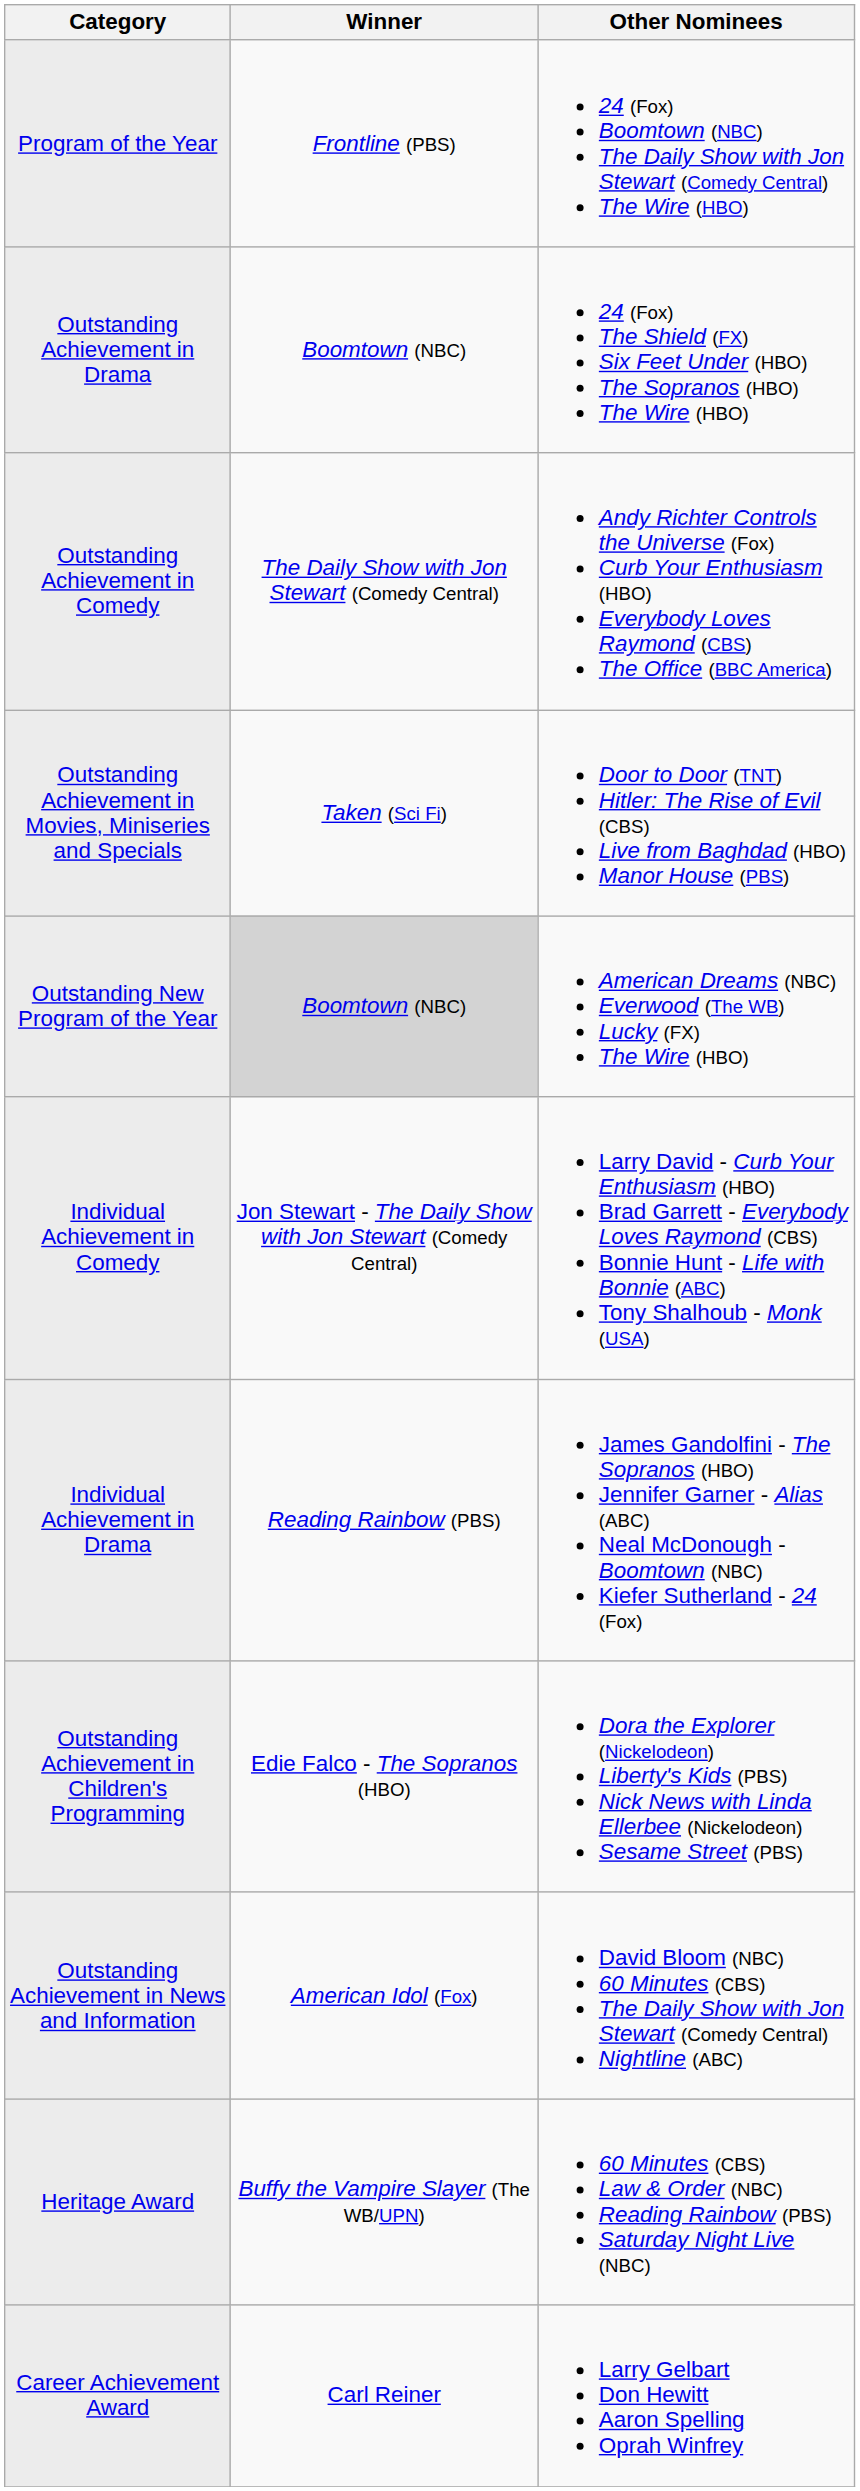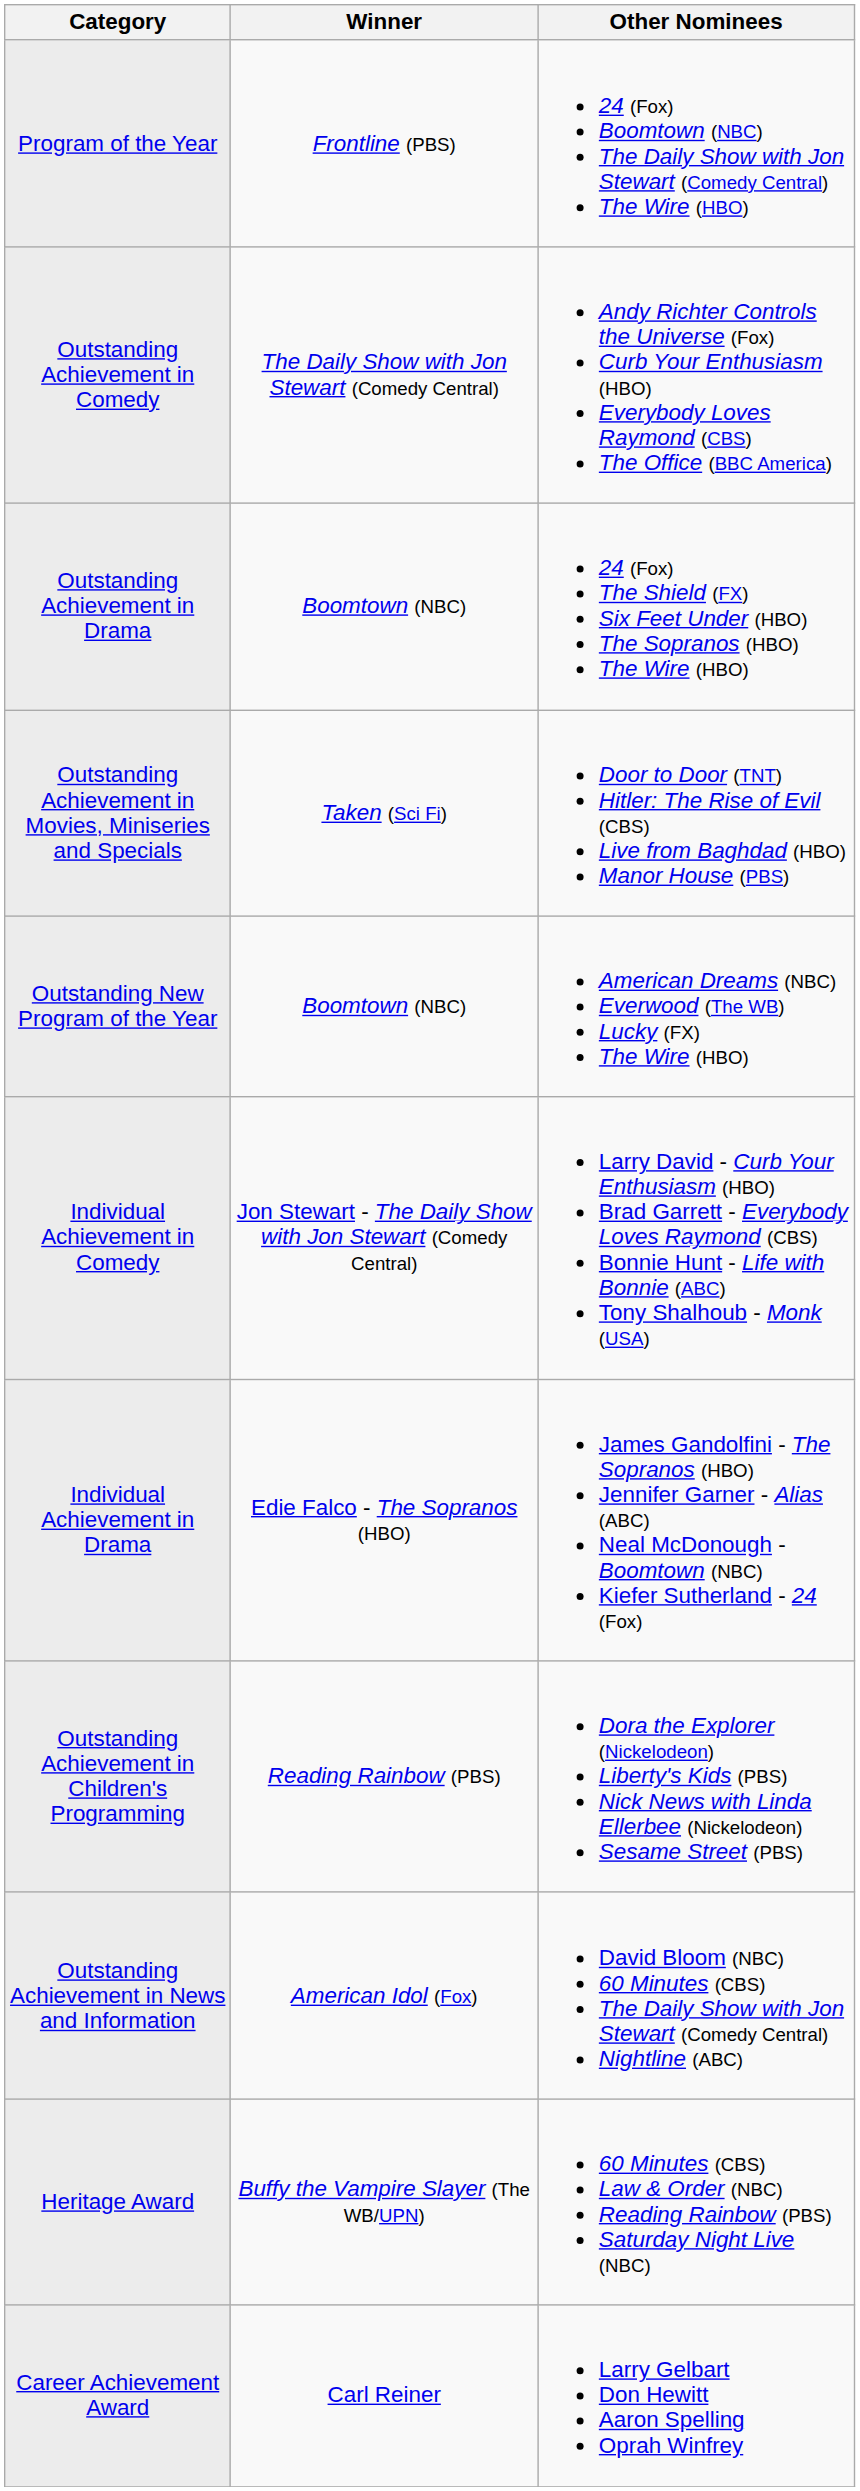rows swapped: (118, 581) <-> (118, 349)
(384, 1006) lightgrey background -> (384, 1006) no background
(384, 1519) Reading Rainbow (PBS) -> (384, 1519) Edie Falco - The Sopranos (HBO)
(384, 1776) Edie Falco - The Sopranos (HBO) -> (384, 1776) Reading Rainbow (PBS)
